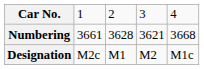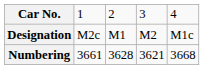rows swapped: (39, 54) <-> (39, 34)
